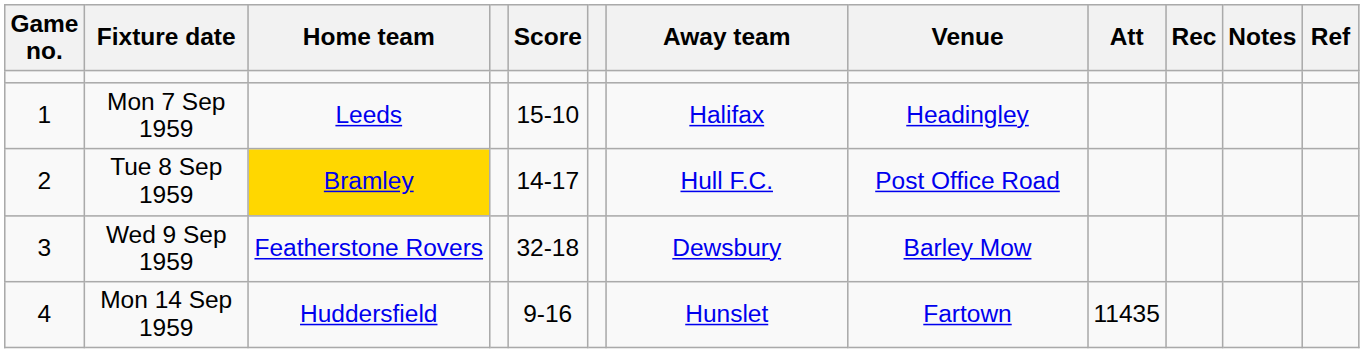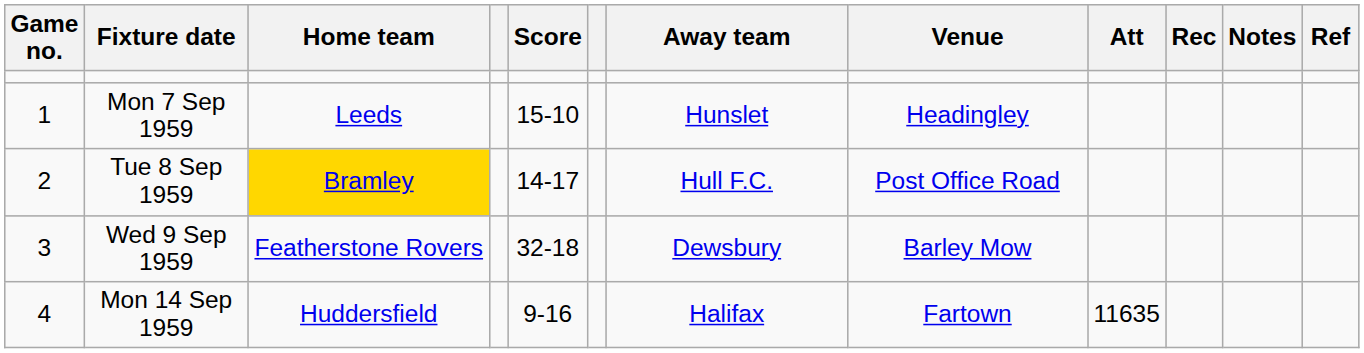(727, 115) Halifax -> (727, 115) Hunslet
(727, 314) Hunslet -> (727, 314) Halifax
(1127, 314) 11435 -> (1127, 314) 11635
